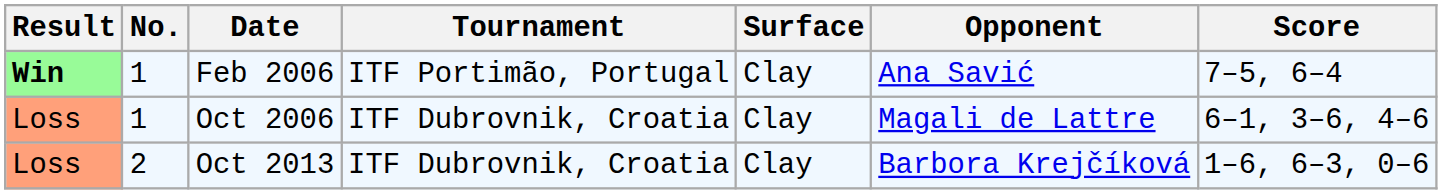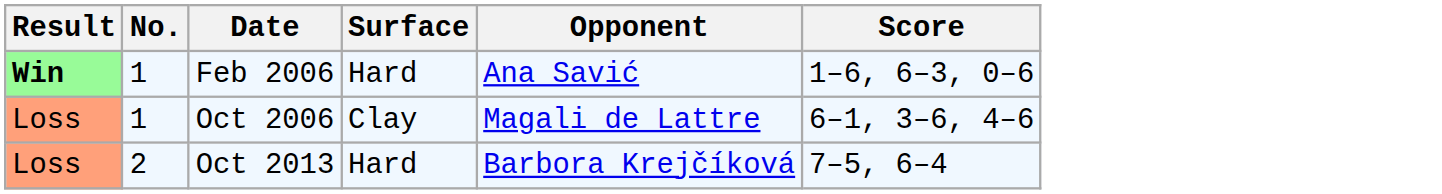- column: (539, 28)
(778, 74) Clay -> (383, 74) Hard
(1273, 74) 7–5, 6–4 -> (922, 74) 1–6, 6–3, 0–6
(778, 165) Clay -> (383, 165) Hard
(1317, 165) 1–6, 6–3, 0–6 -> (878, 165) 7–5, 6–4
